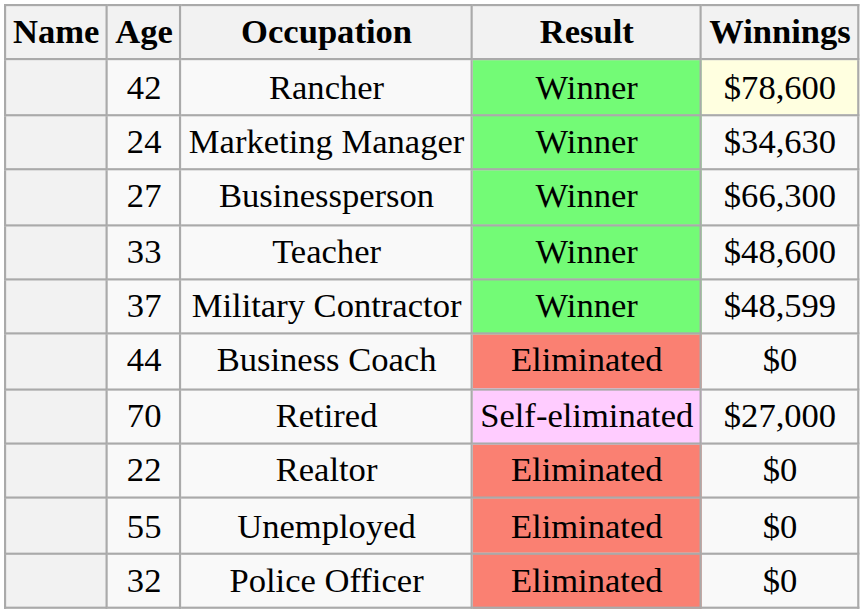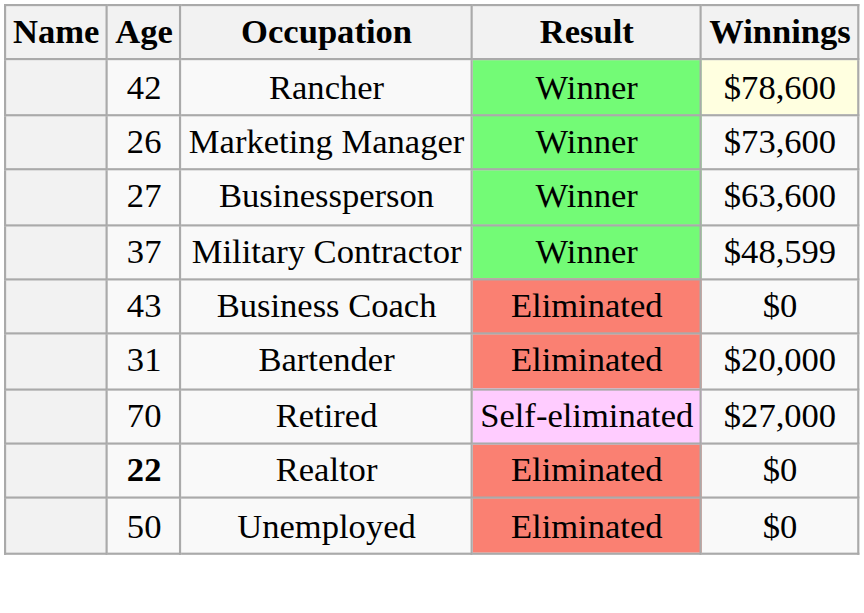(144, 141) 24 -> (144, 141) 26
(780, 141) $34,630 -> (780, 141) $73,600
(780, 196) $66,300 -> (780, 196) $63,600
- row: (327, 251)
(144, 360) 44 -> (144, 305) 43
+ row: (327, 360)
(144, 470) normal -> (144, 470) bold
(144, 525) 55 -> (144, 525) 50
- row: (327, 580)
